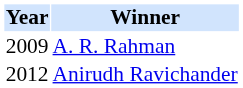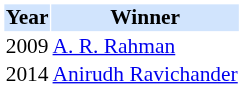(27, 73) 2012 -> (27, 73) 2014
